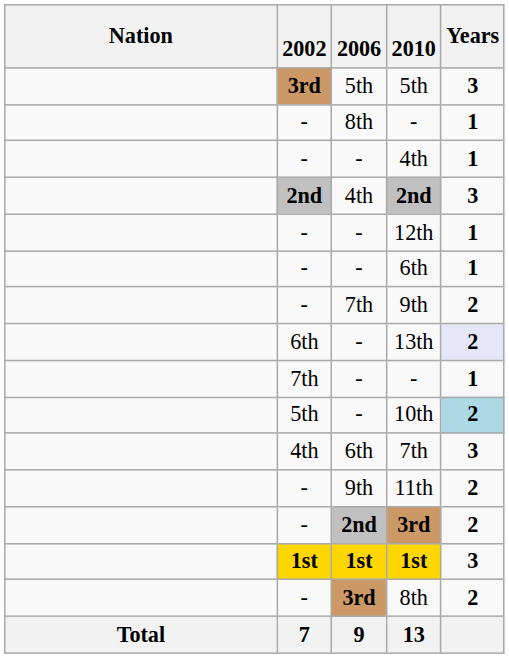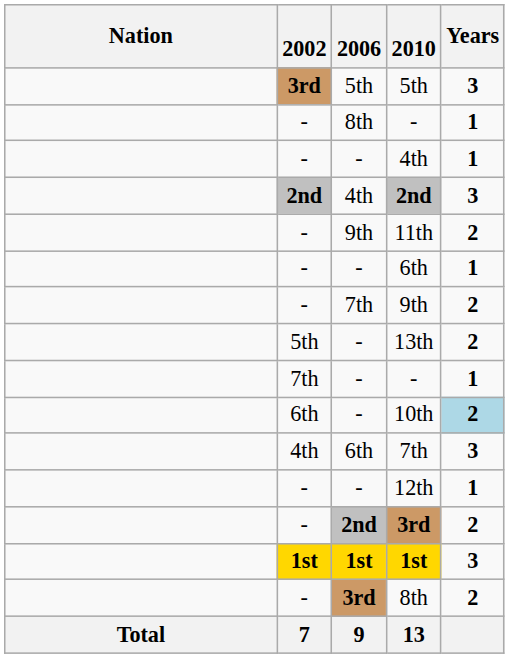rows swapped: (359, 488) <-> (359, 232)
(304, 341) 6th -> (304, 341) 5th
(473, 341) lavender background -> (473, 341) no background
(304, 415) 5th -> (304, 415) 6th
